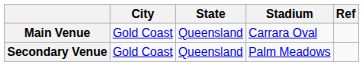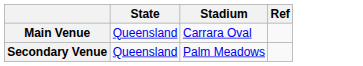- column: (143, 14)
